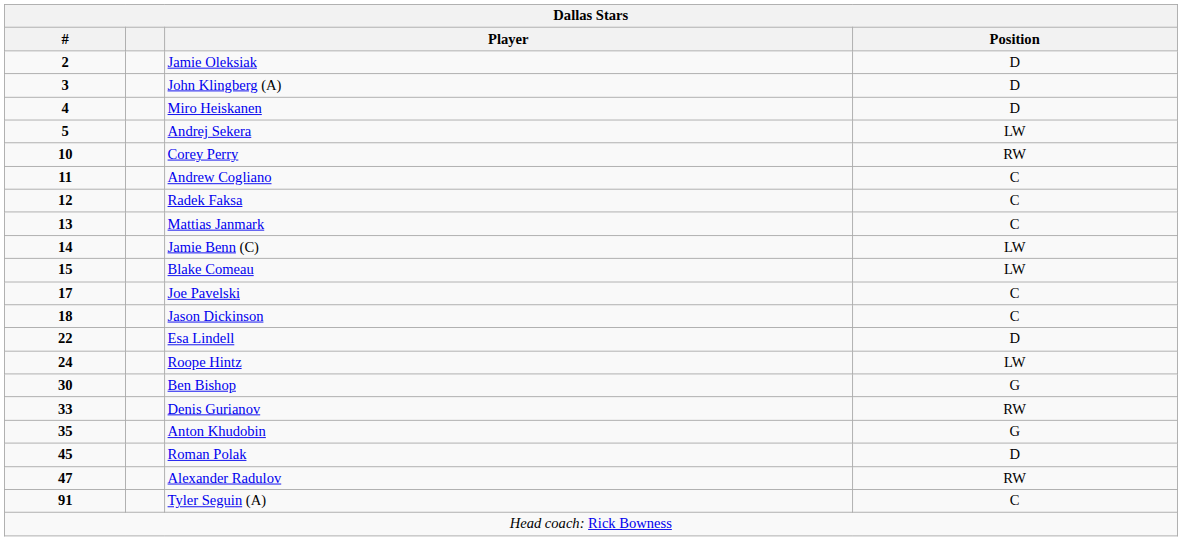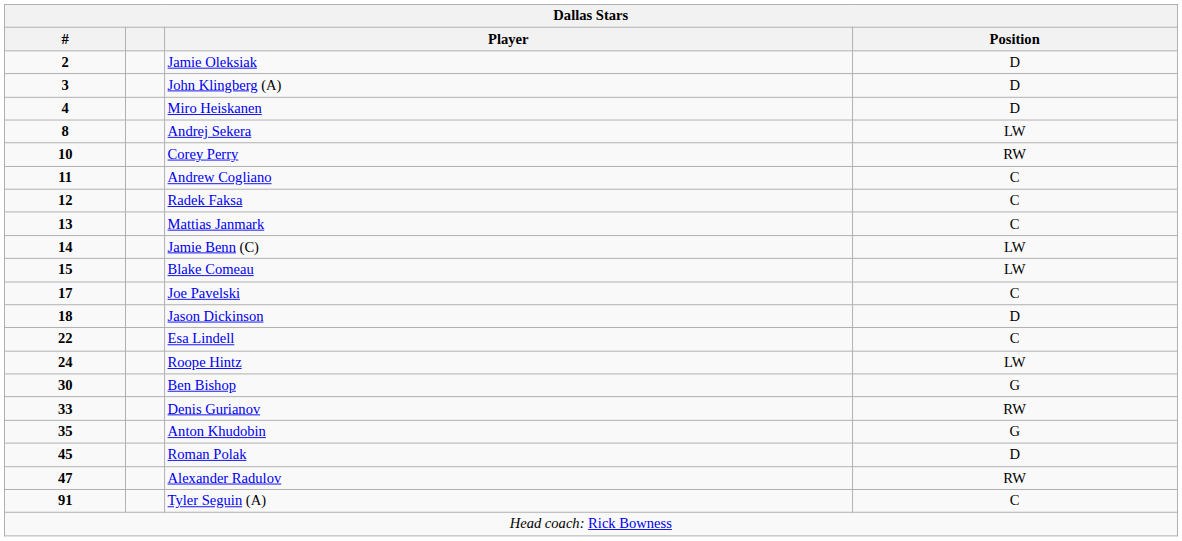(65, 131) 5 -> (65, 131) 8
(1015, 316) C -> (1015, 316) D
(1015, 339) D -> (1015, 339) C
